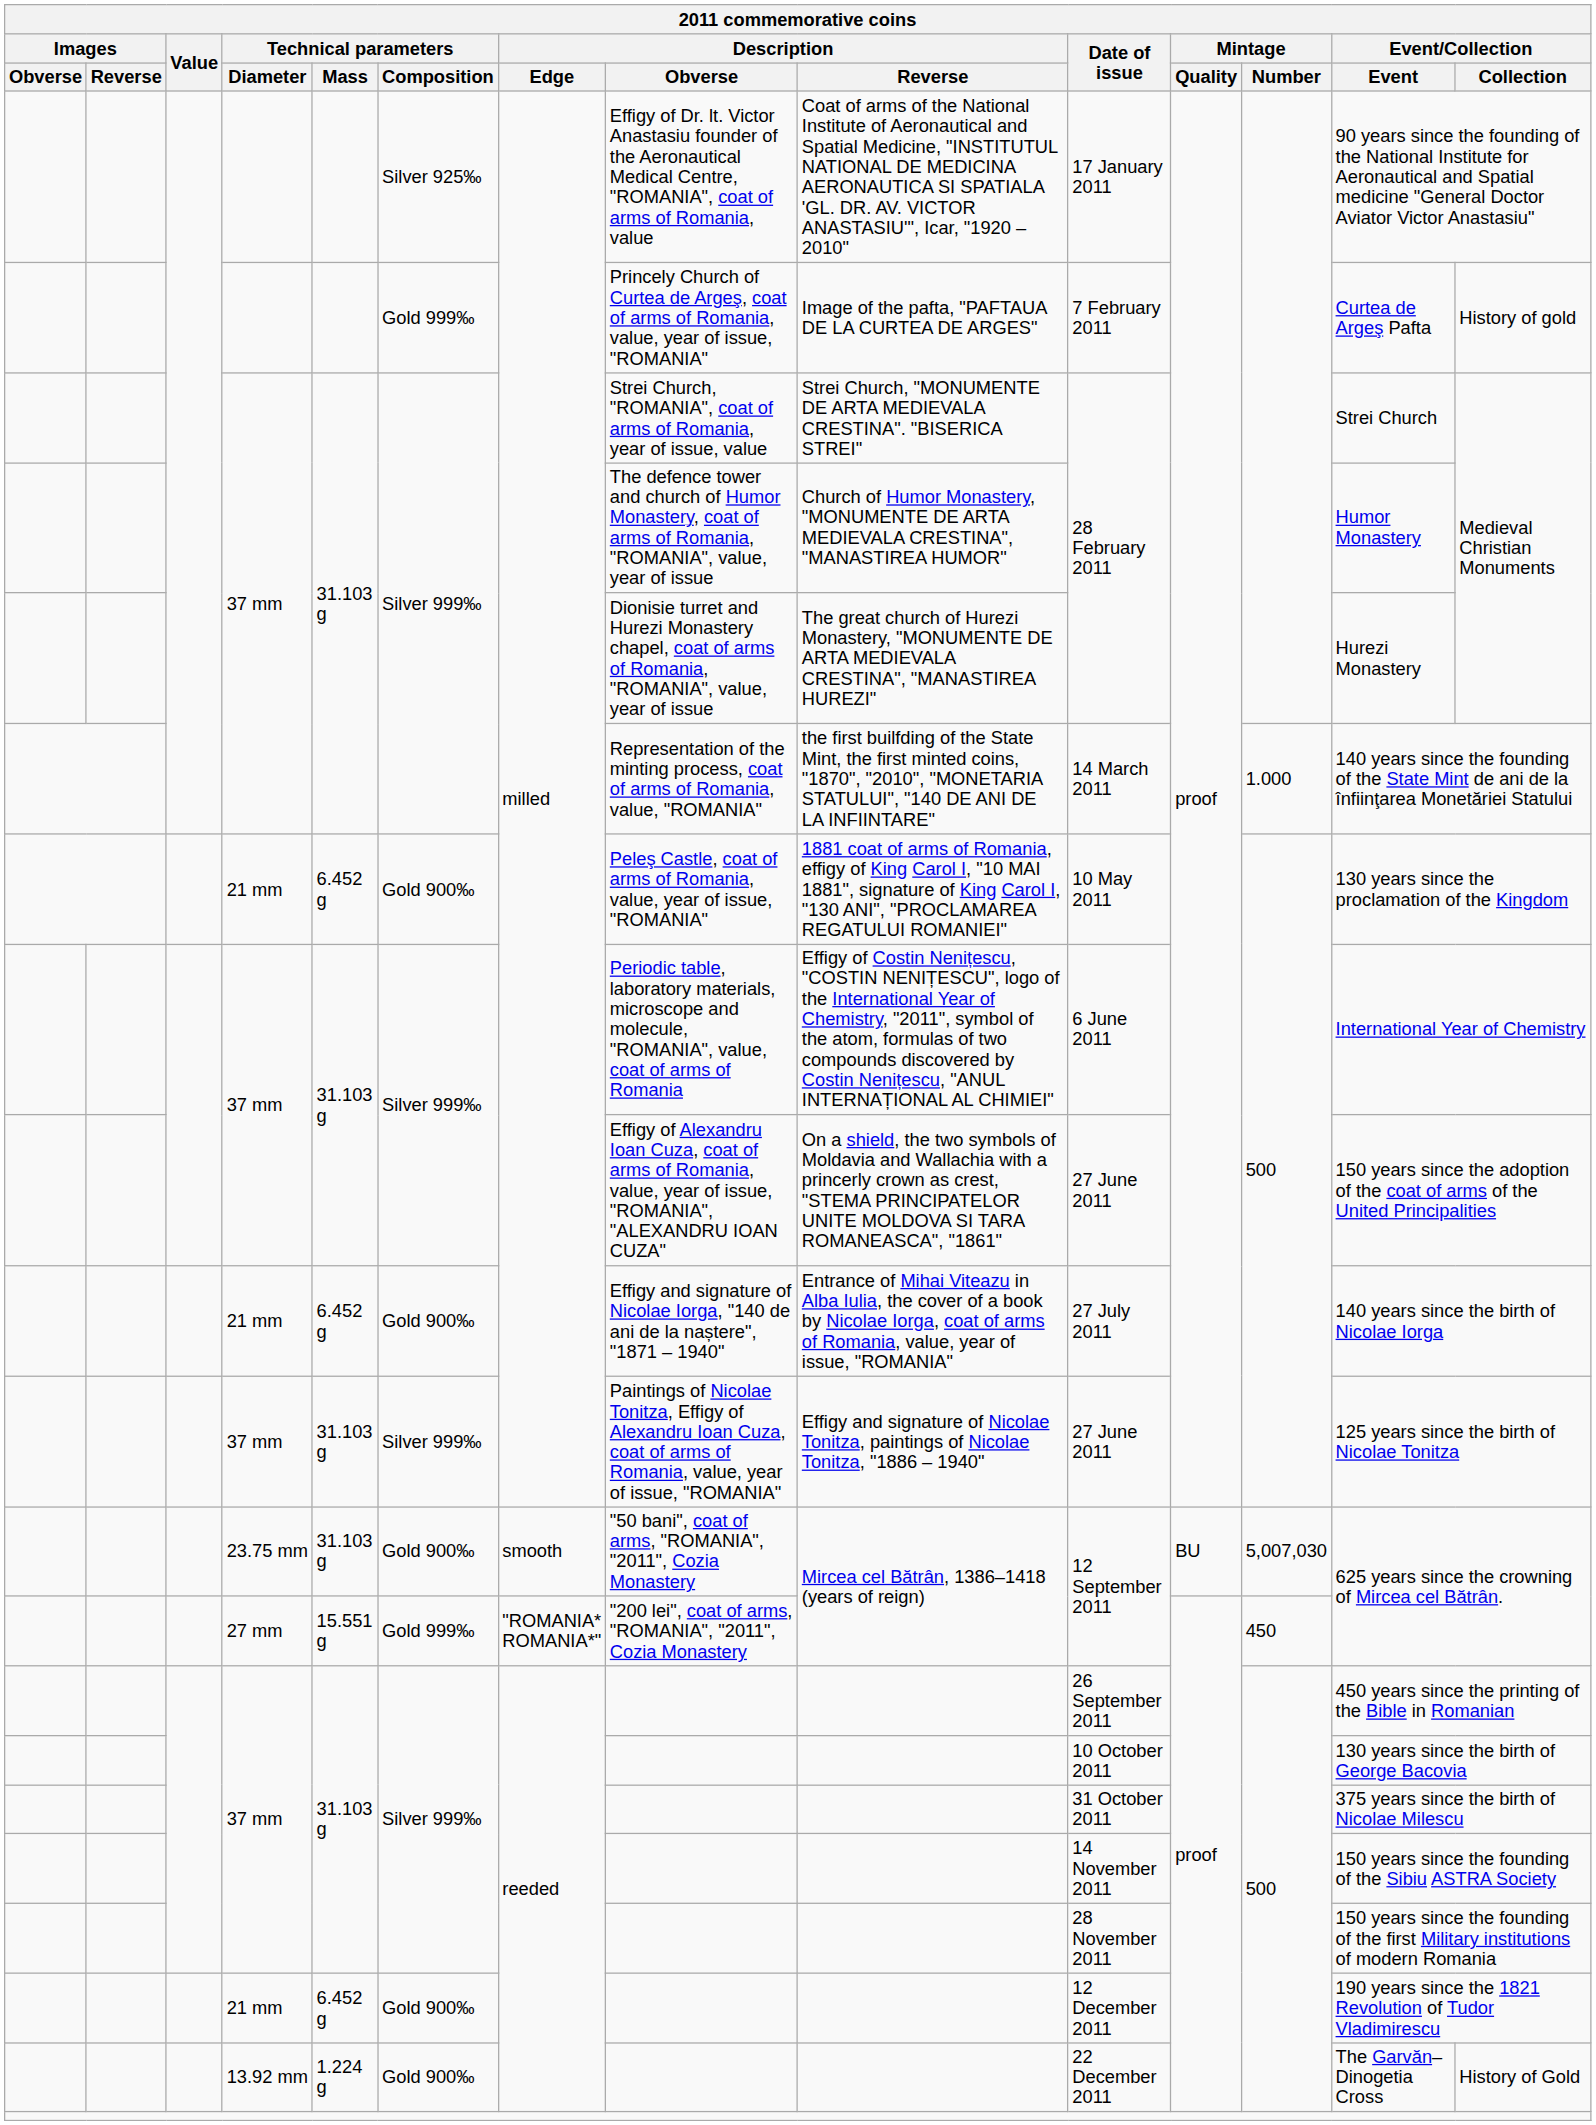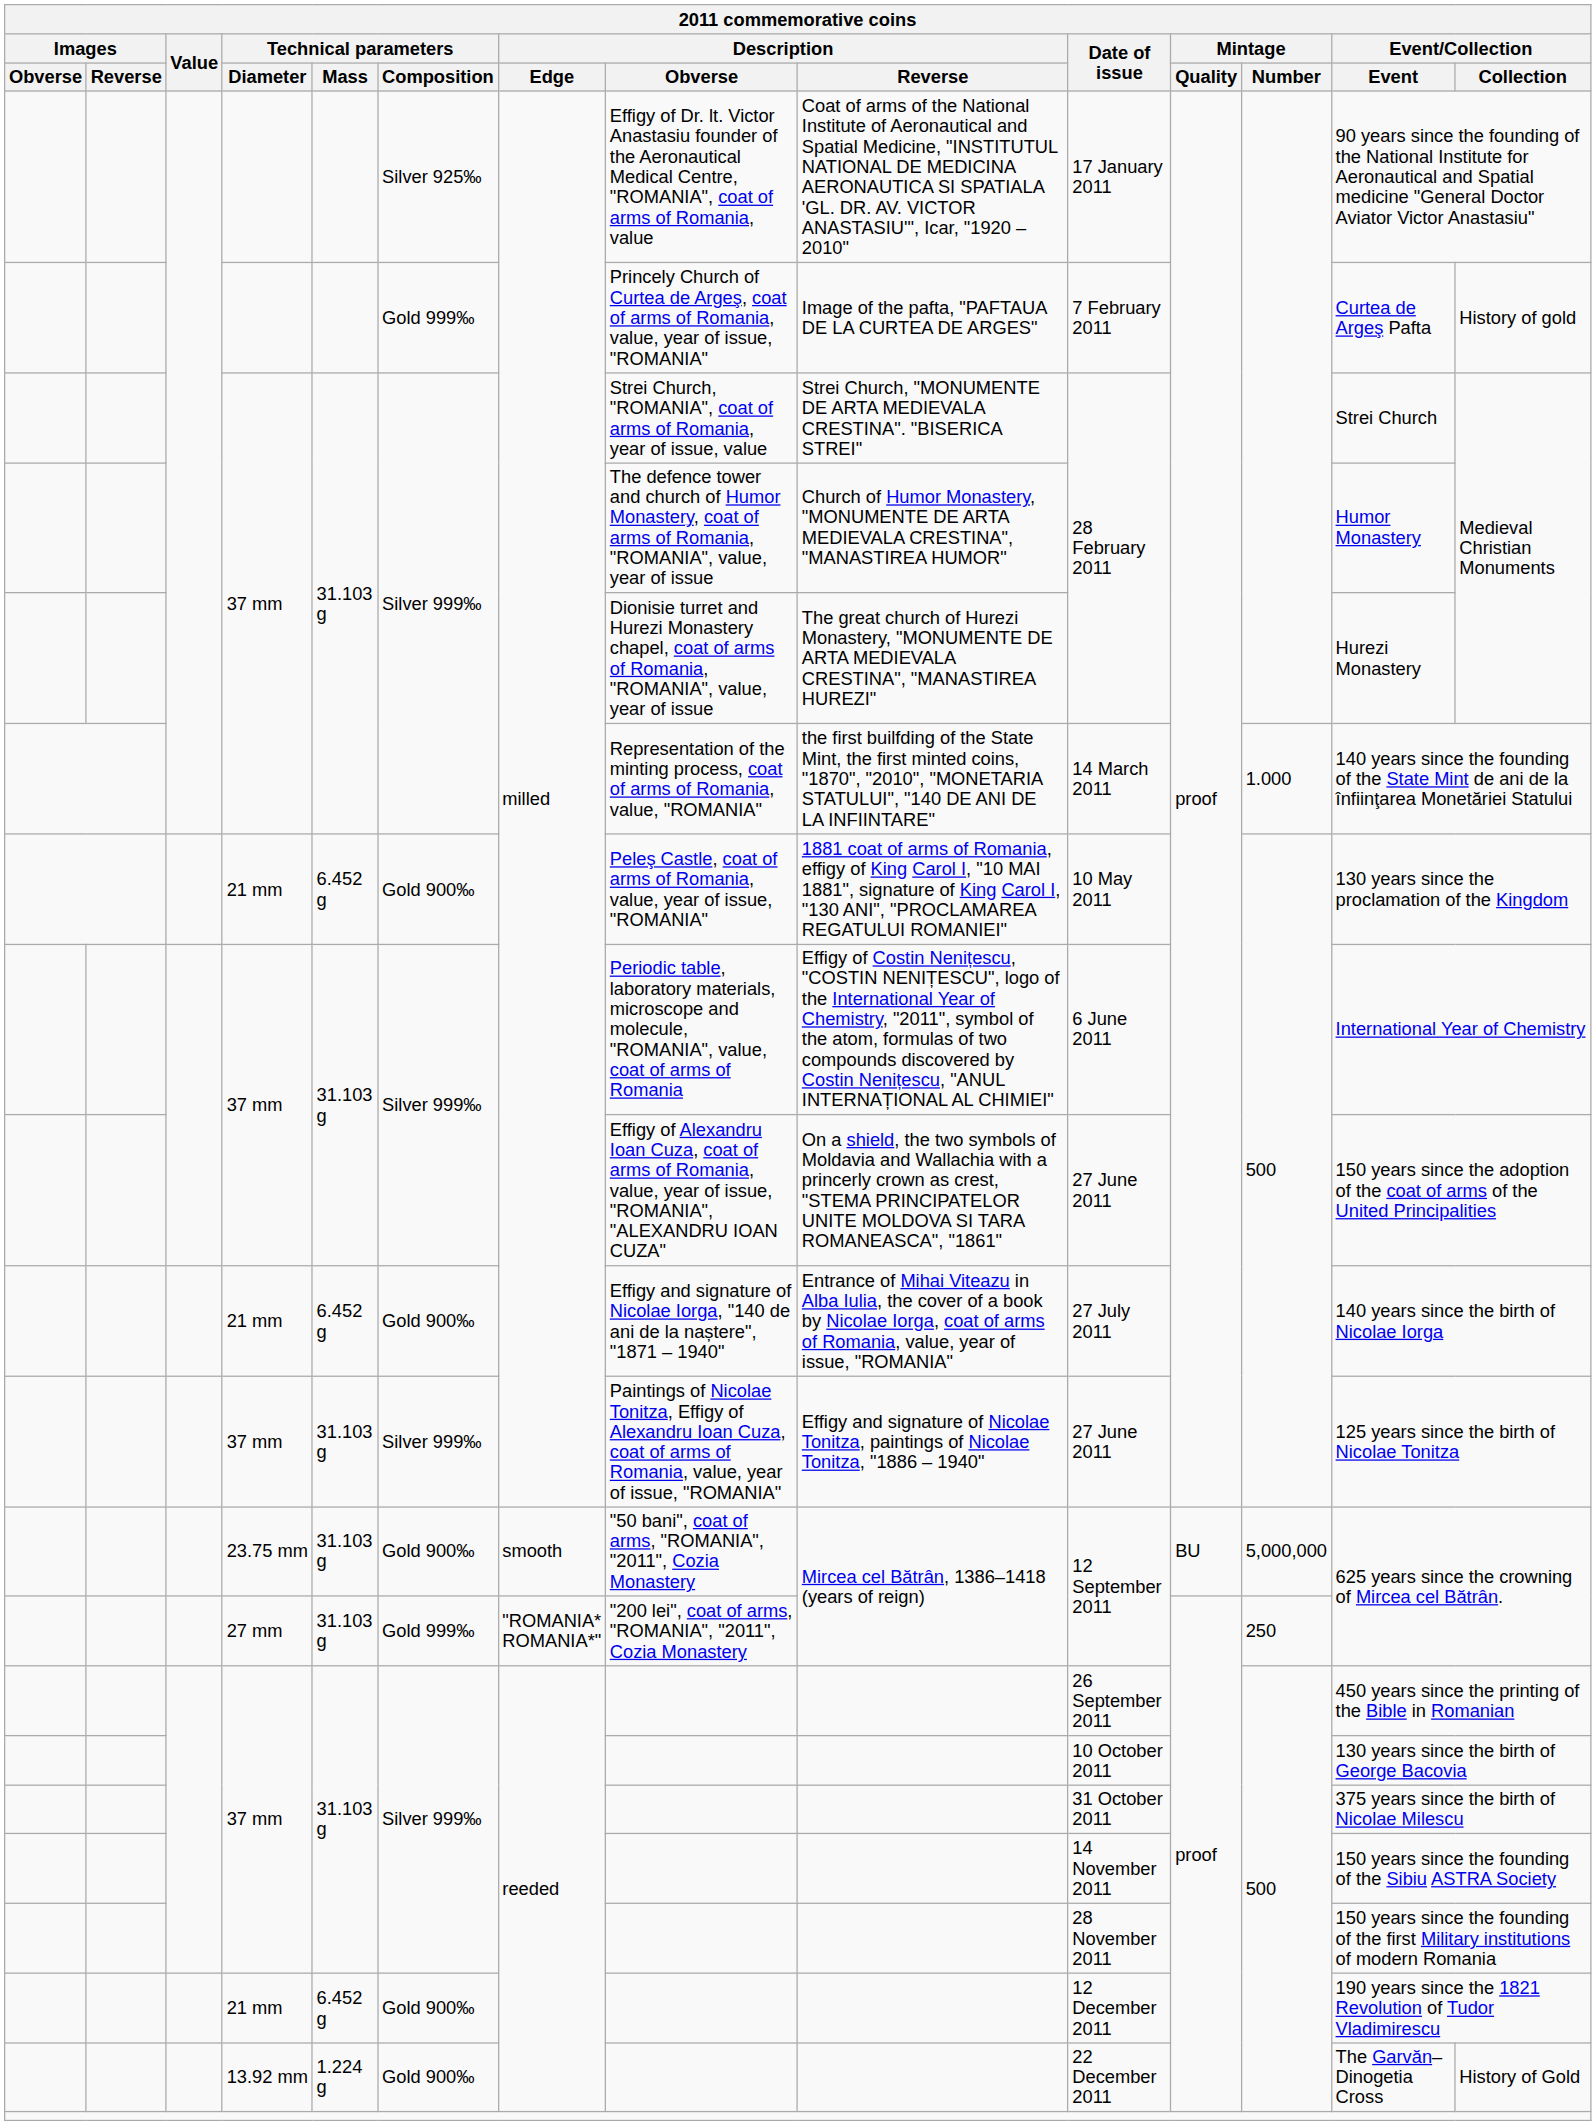(1286, 1552) 5,007,030 -> (1286, 1552) 5,000,000
(345, 1631) 15.551 g -> (345, 1631) 31.103 g
(1261, 1631) 450 -> (1261, 1631) 250
